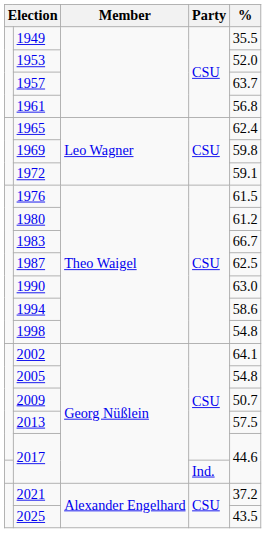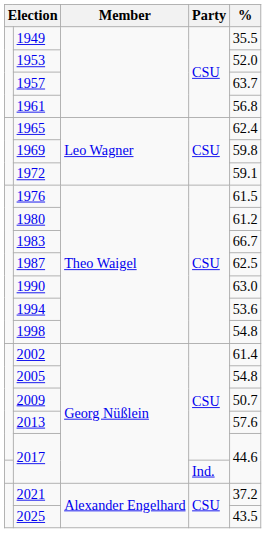(245, 309) 58.6 -> (245, 309) 53.6
(245, 354) 64.1 -> (245, 354) 61.4
(245, 422) 57.5 -> (245, 422) 57.6
